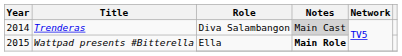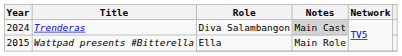(18, 28) 2014 -> (18, 28) 2024
(320, 43) bold -> (320, 43) normal
